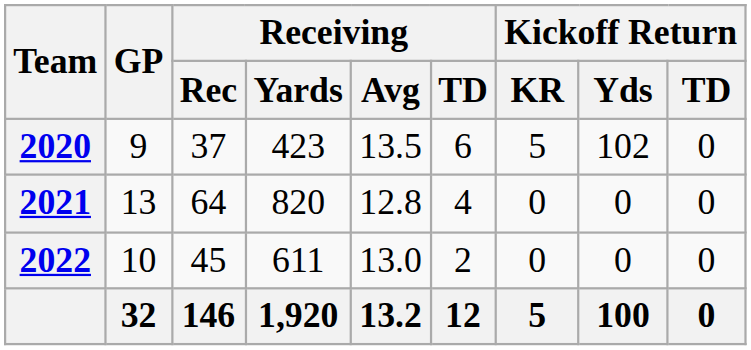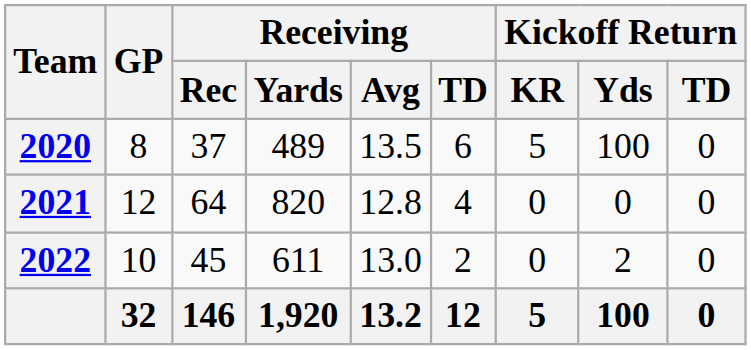(138, 145) 9 -> (138, 145) 8
(298, 145) 423 -> (298, 145) 489
(623, 145) 102 -> (623, 145) 100
(138, 202) 13 -> (138, 202) 12
(623, 259) 0 -> (623, 259) 2
